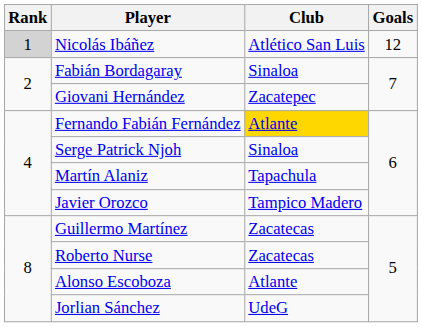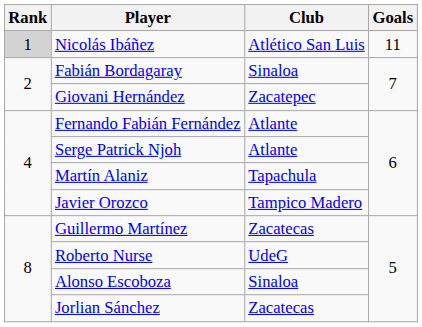(393, 44) 12 -> (393, 44) 11
(273, 123) gold background -> (273, 123) no background
(273, 149) Sinaloa -> (273, 149) Atlante
(281, 255) Zacatecas -> (268, 255) UdeG
(273, 281) Atlante -> (273, 281) Sinaloa
(268, 307) UdeG -> (281, 307) Zacatecas
